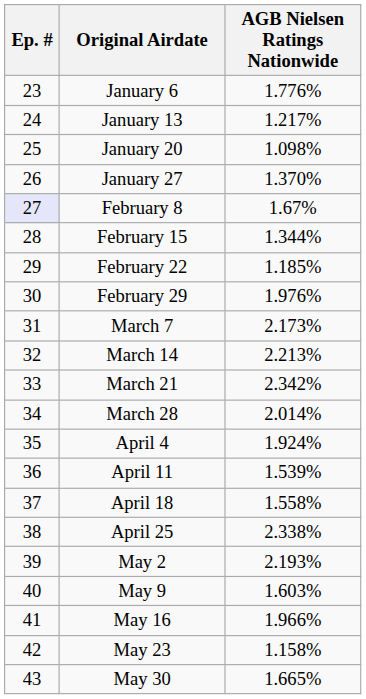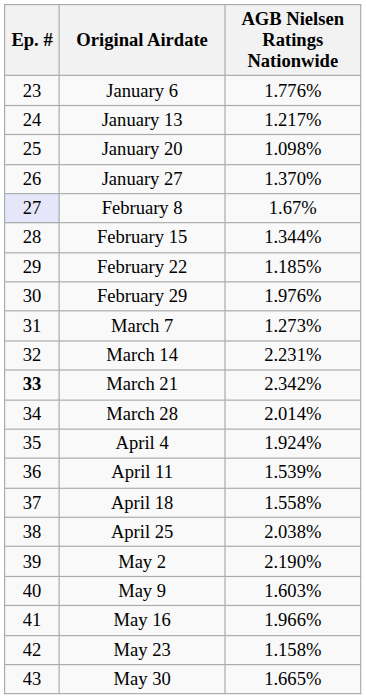(293, 325) 2.173% -> (293, 325) 1.273%
(293, 355) 2.213% -> (293, 355) 2.231%
(32, 384) normal -> (32, 384) bold
(293, 531) 2.338% -> (293, 531) 2.038%
(293, 561) 2.193% -> (293, 561) 2.190%
